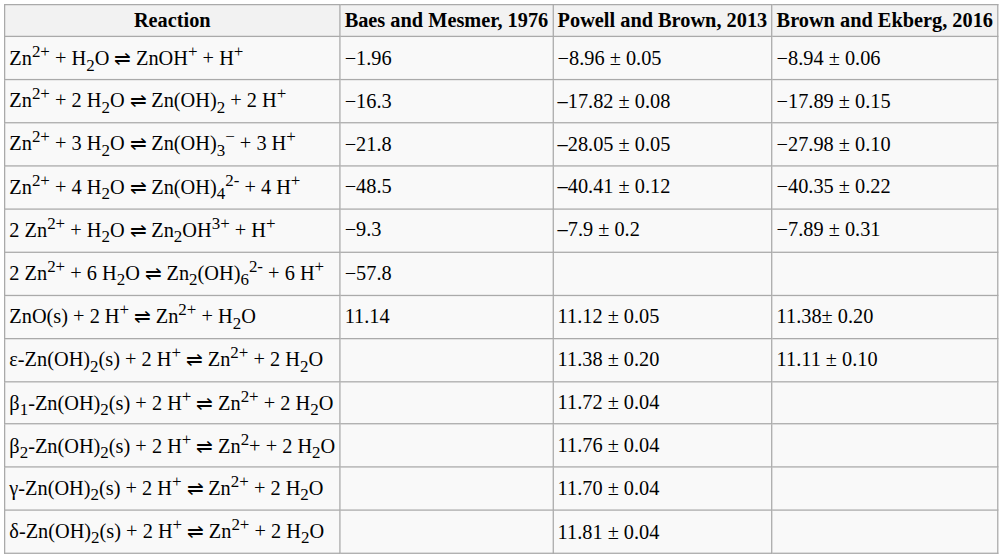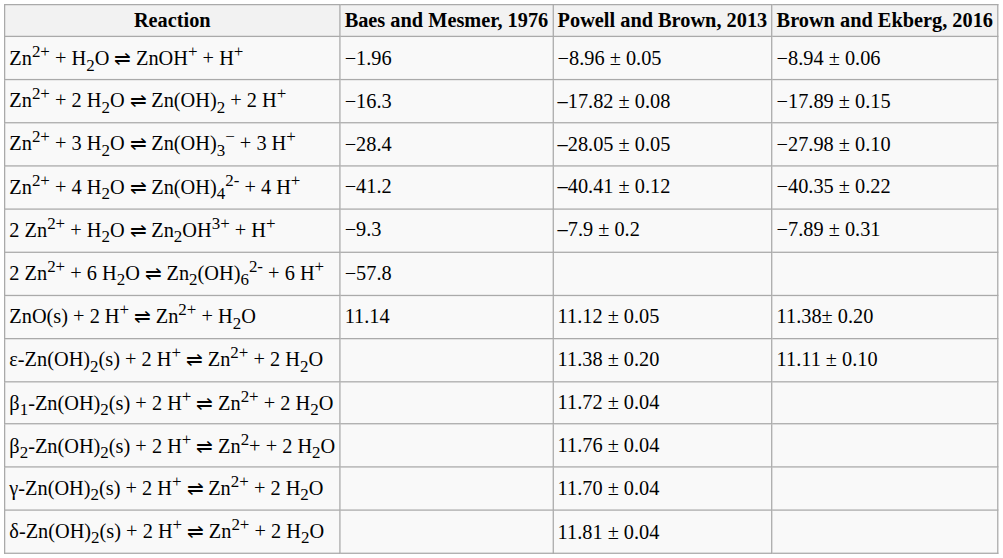(368, 144) −21.8 -> (368, 144) −28.4
(368, 187) −48.5 -> (368, 187) −41.2
